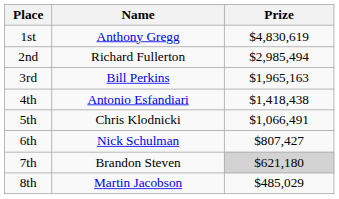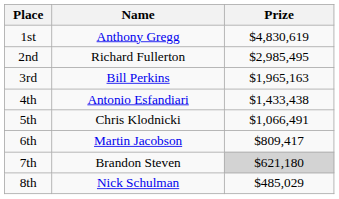(279, 57) $2,985,494 -> (279, 57) $2,985,495
(279, 99) $1,418,438 -> (279, 99) $1,433,438
(138, 141) Nick Schulman -> (138, 141) Martin Jacobson
(279, 141) $807,427 -> (279, 141) $809,417
(138, 183) Martin Jacobson -> (138, 183) Nick Schulman
